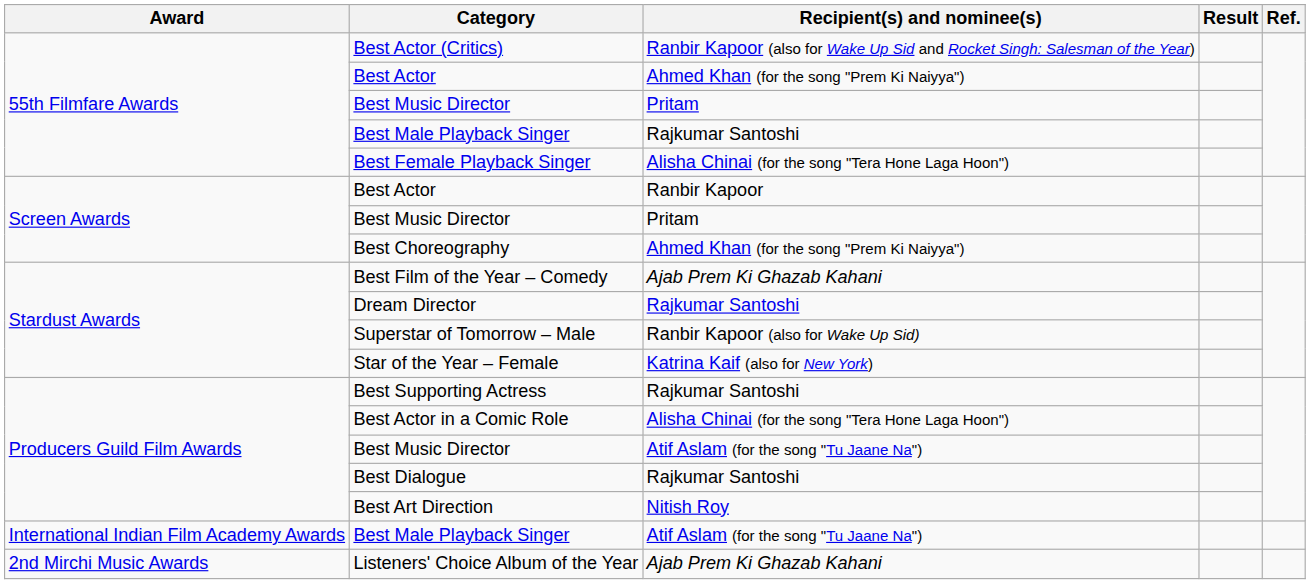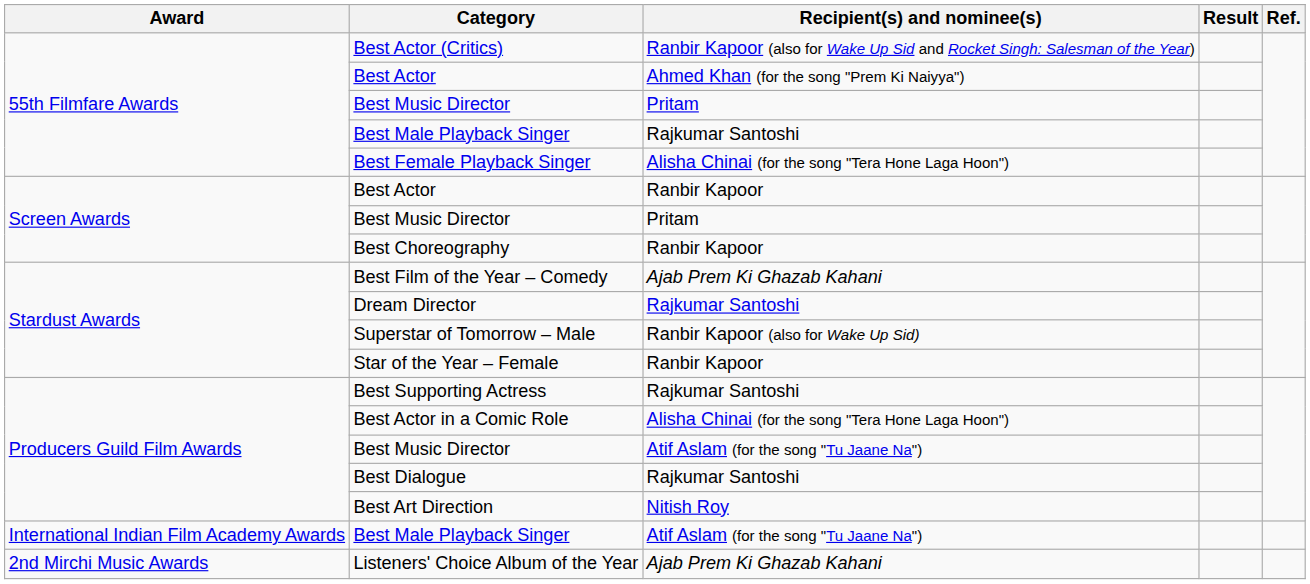(806, 248) Ahmed Khan (for the song "Prem Ki Naiyya") -> (705, 248) Ranbir Kapoor
(760, 362) Katrina Kaif (also for New York) -> (705, 362) Ranbir Kapoor
